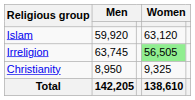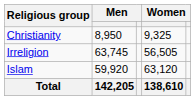rows swapped: (20, 35) <-> (34, 69)
(161, 52) lightgreen background -> (161, 52) no background
